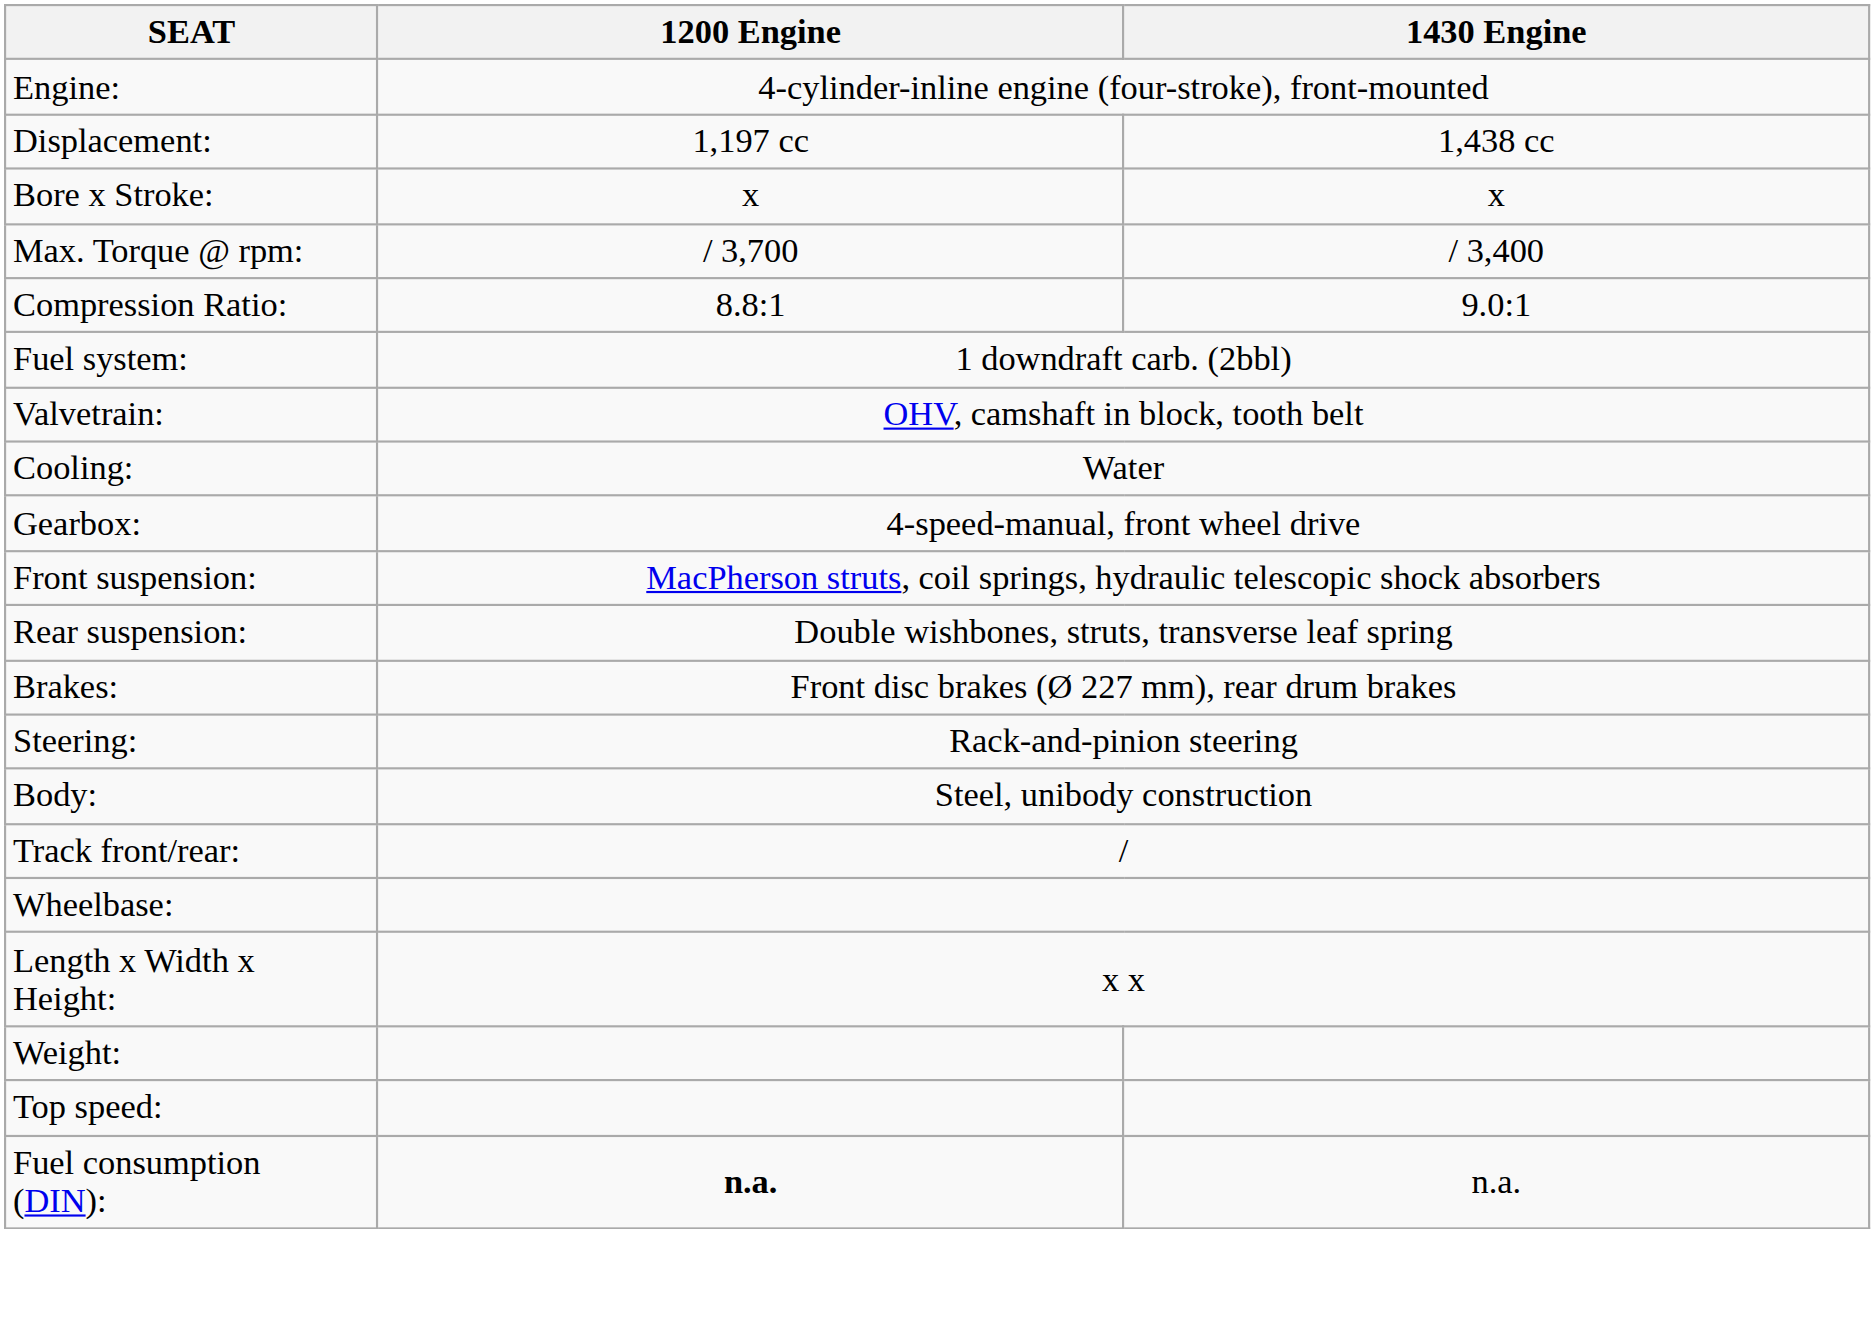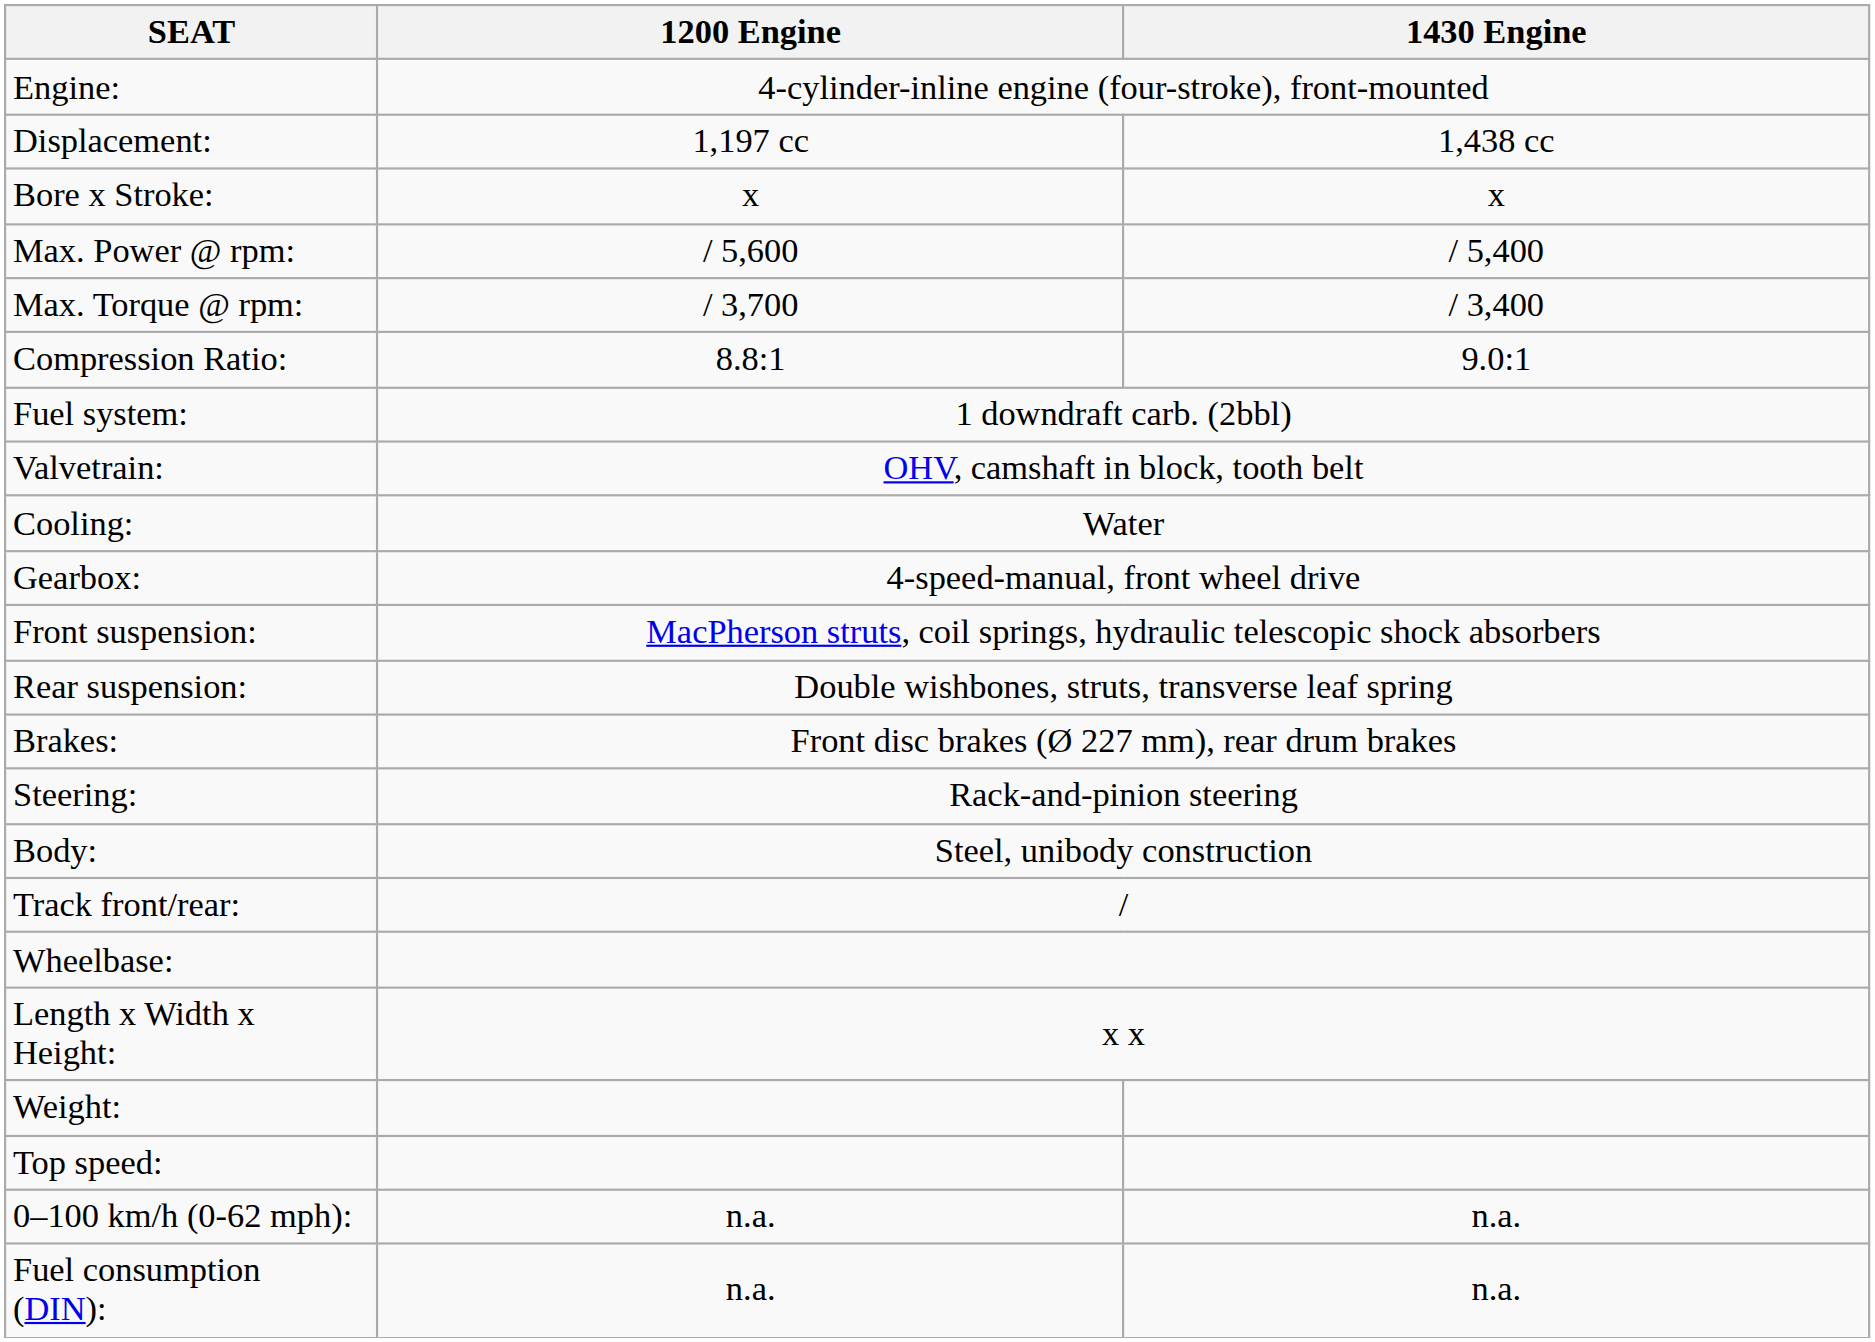+ row: (158, 250)
+ row: (187, 1216)
(751, 1180) bold -> (751, 1290) normal
